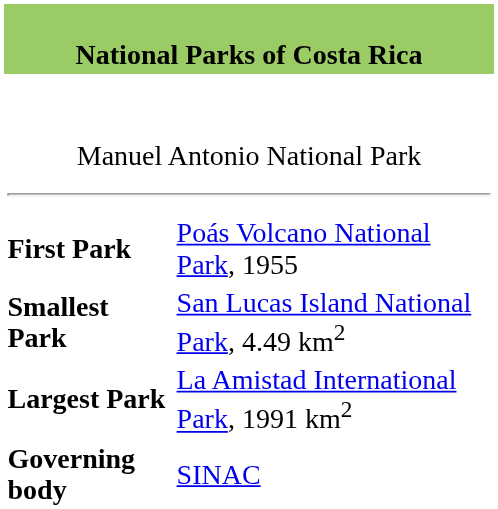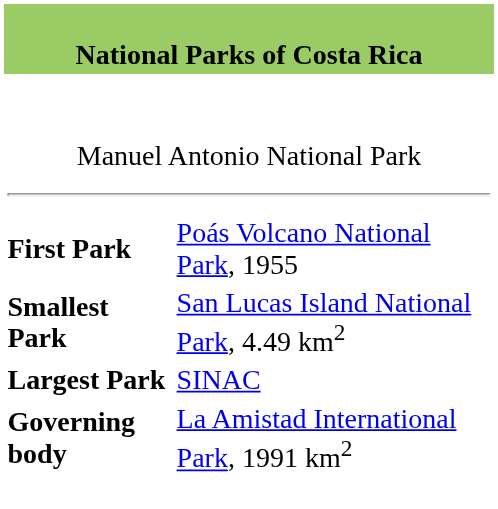(317, 399) La Amistad International Park, 1991 km2 -> (219, 380) SINAC
(219, 473) SINAC -> (317, 438) La Amistad International Park, 1991 km2
